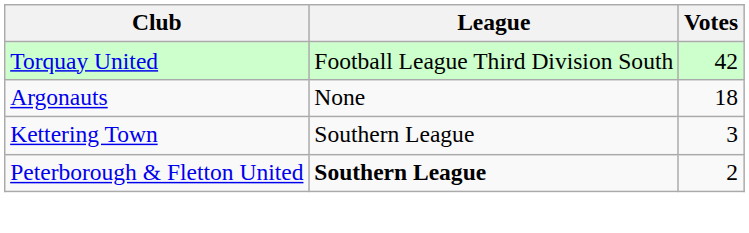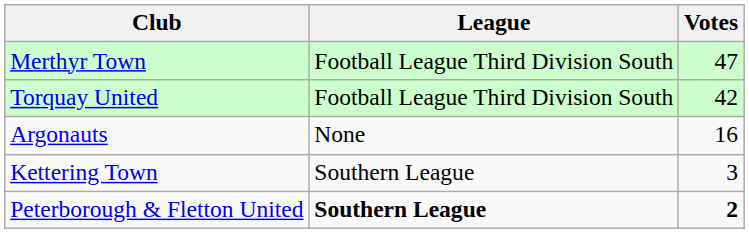+ row: (78, 60)
(726, 97) 18 -> (726, 135) 16
(732, 172) normal -> (732, 209) bold
